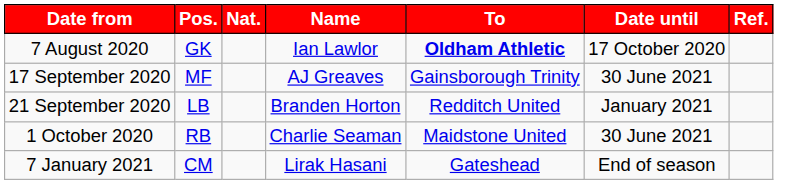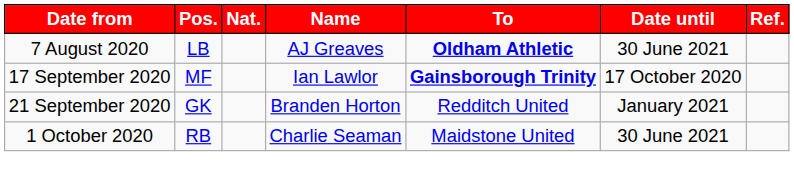(198, 48) GK -> (198, 48) LB
(335, 48) Ian Lawlor -> (335, 48) AJ Greaves
(657, 48) 17 October 2020 -> (673, 48) 30 June 2021
(335, 77) AJ Greaves -> (335, 77) Ian Lawlor
(495, 77) normal -> (503, 77) bold
(657, 77) 30 June 2021 -> (673, 77) 17 October 2020
(198, 106) LB -> (198, 106) GK
- row: (90, 164)
